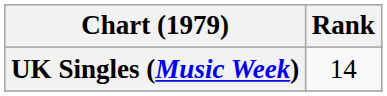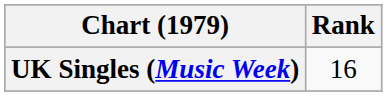(343, 68) 14 -> (343, 68) 16
